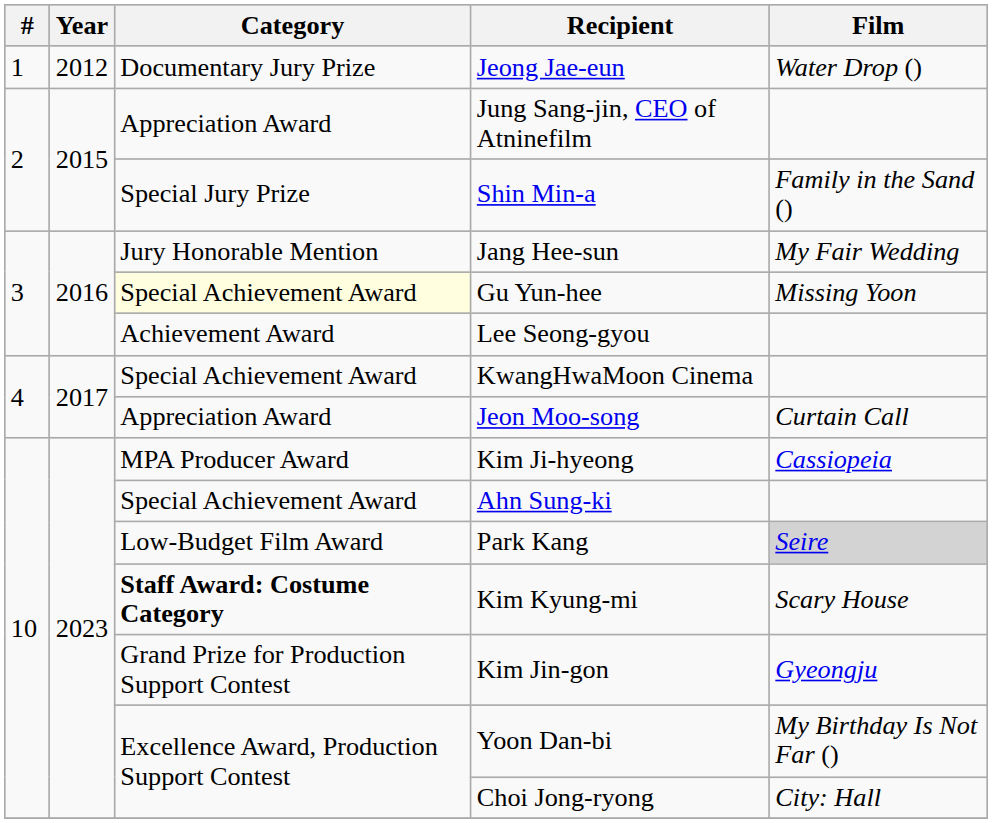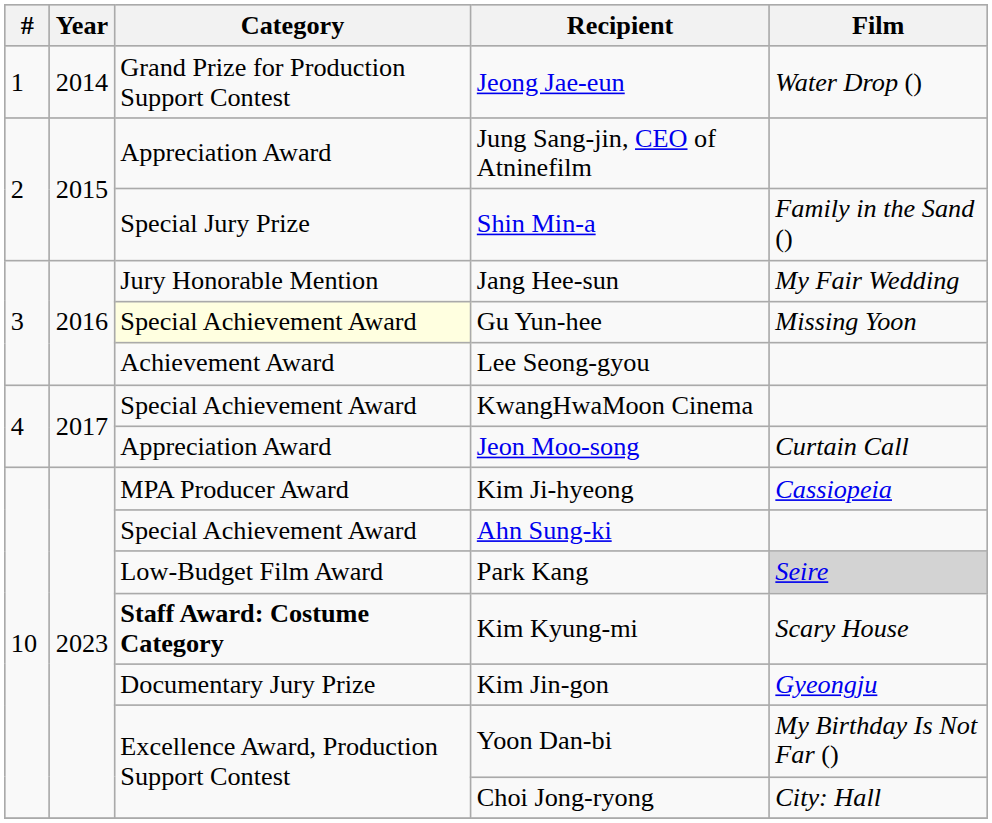(82, 66) 2012 -> (82, 81) 2014
(248, 66) Documentary Jury Prize -> (263, 81) Grand Prize for Production Support Contest
(263, 669) Grand Prize for Production Support Contest -> (248, 684) Documentary Jury Prize
